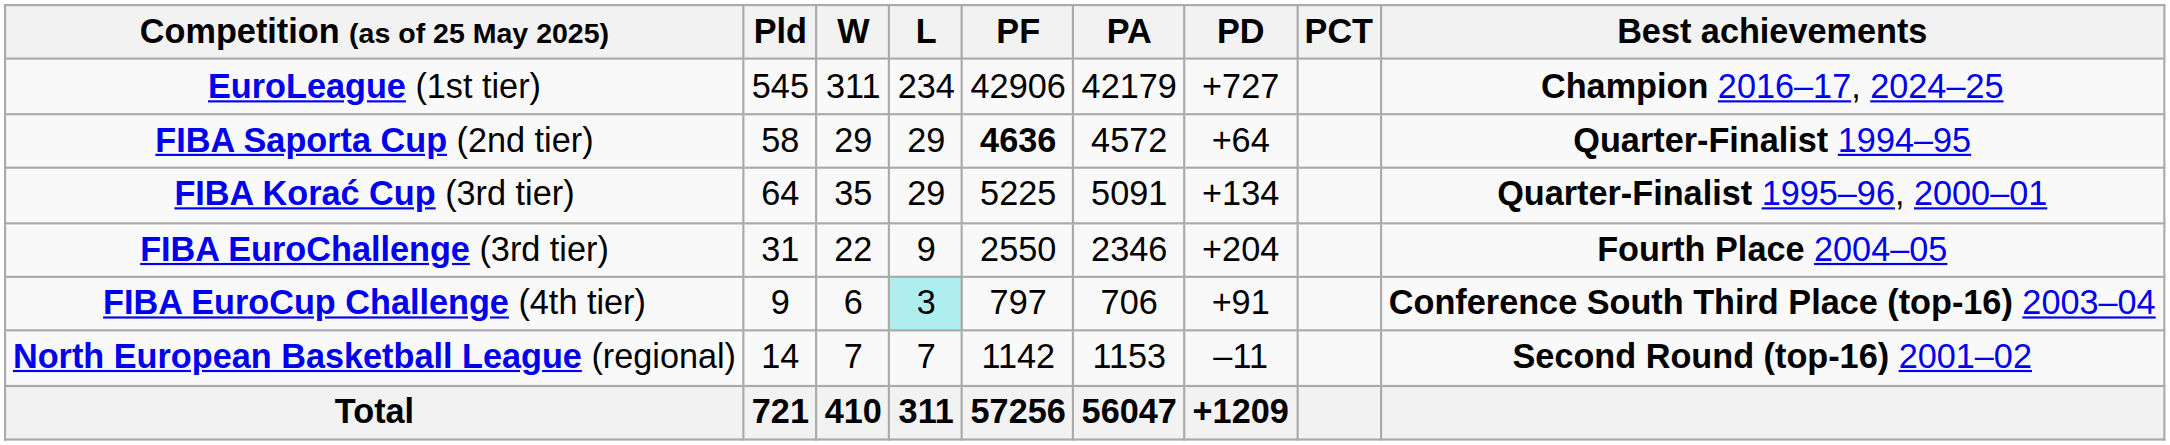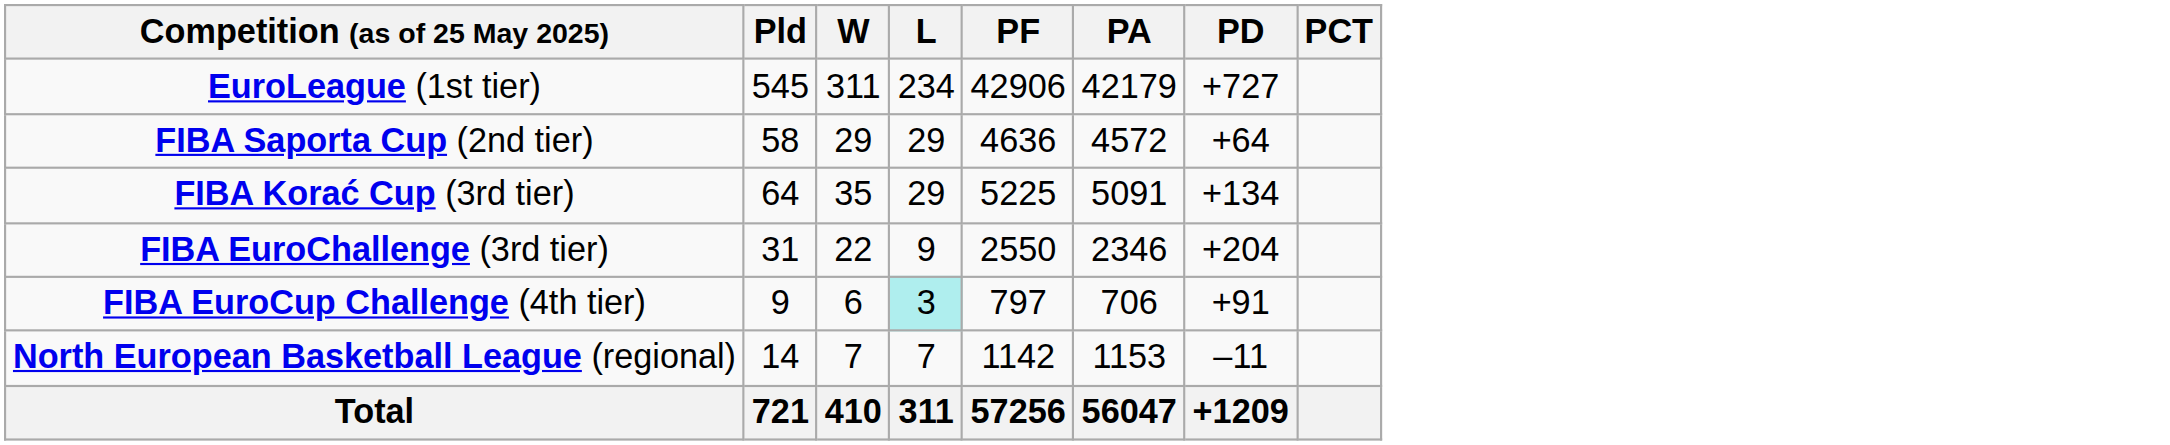- column: (1772, 31)
(1018, 140) bold -> (1018, 140) normal
